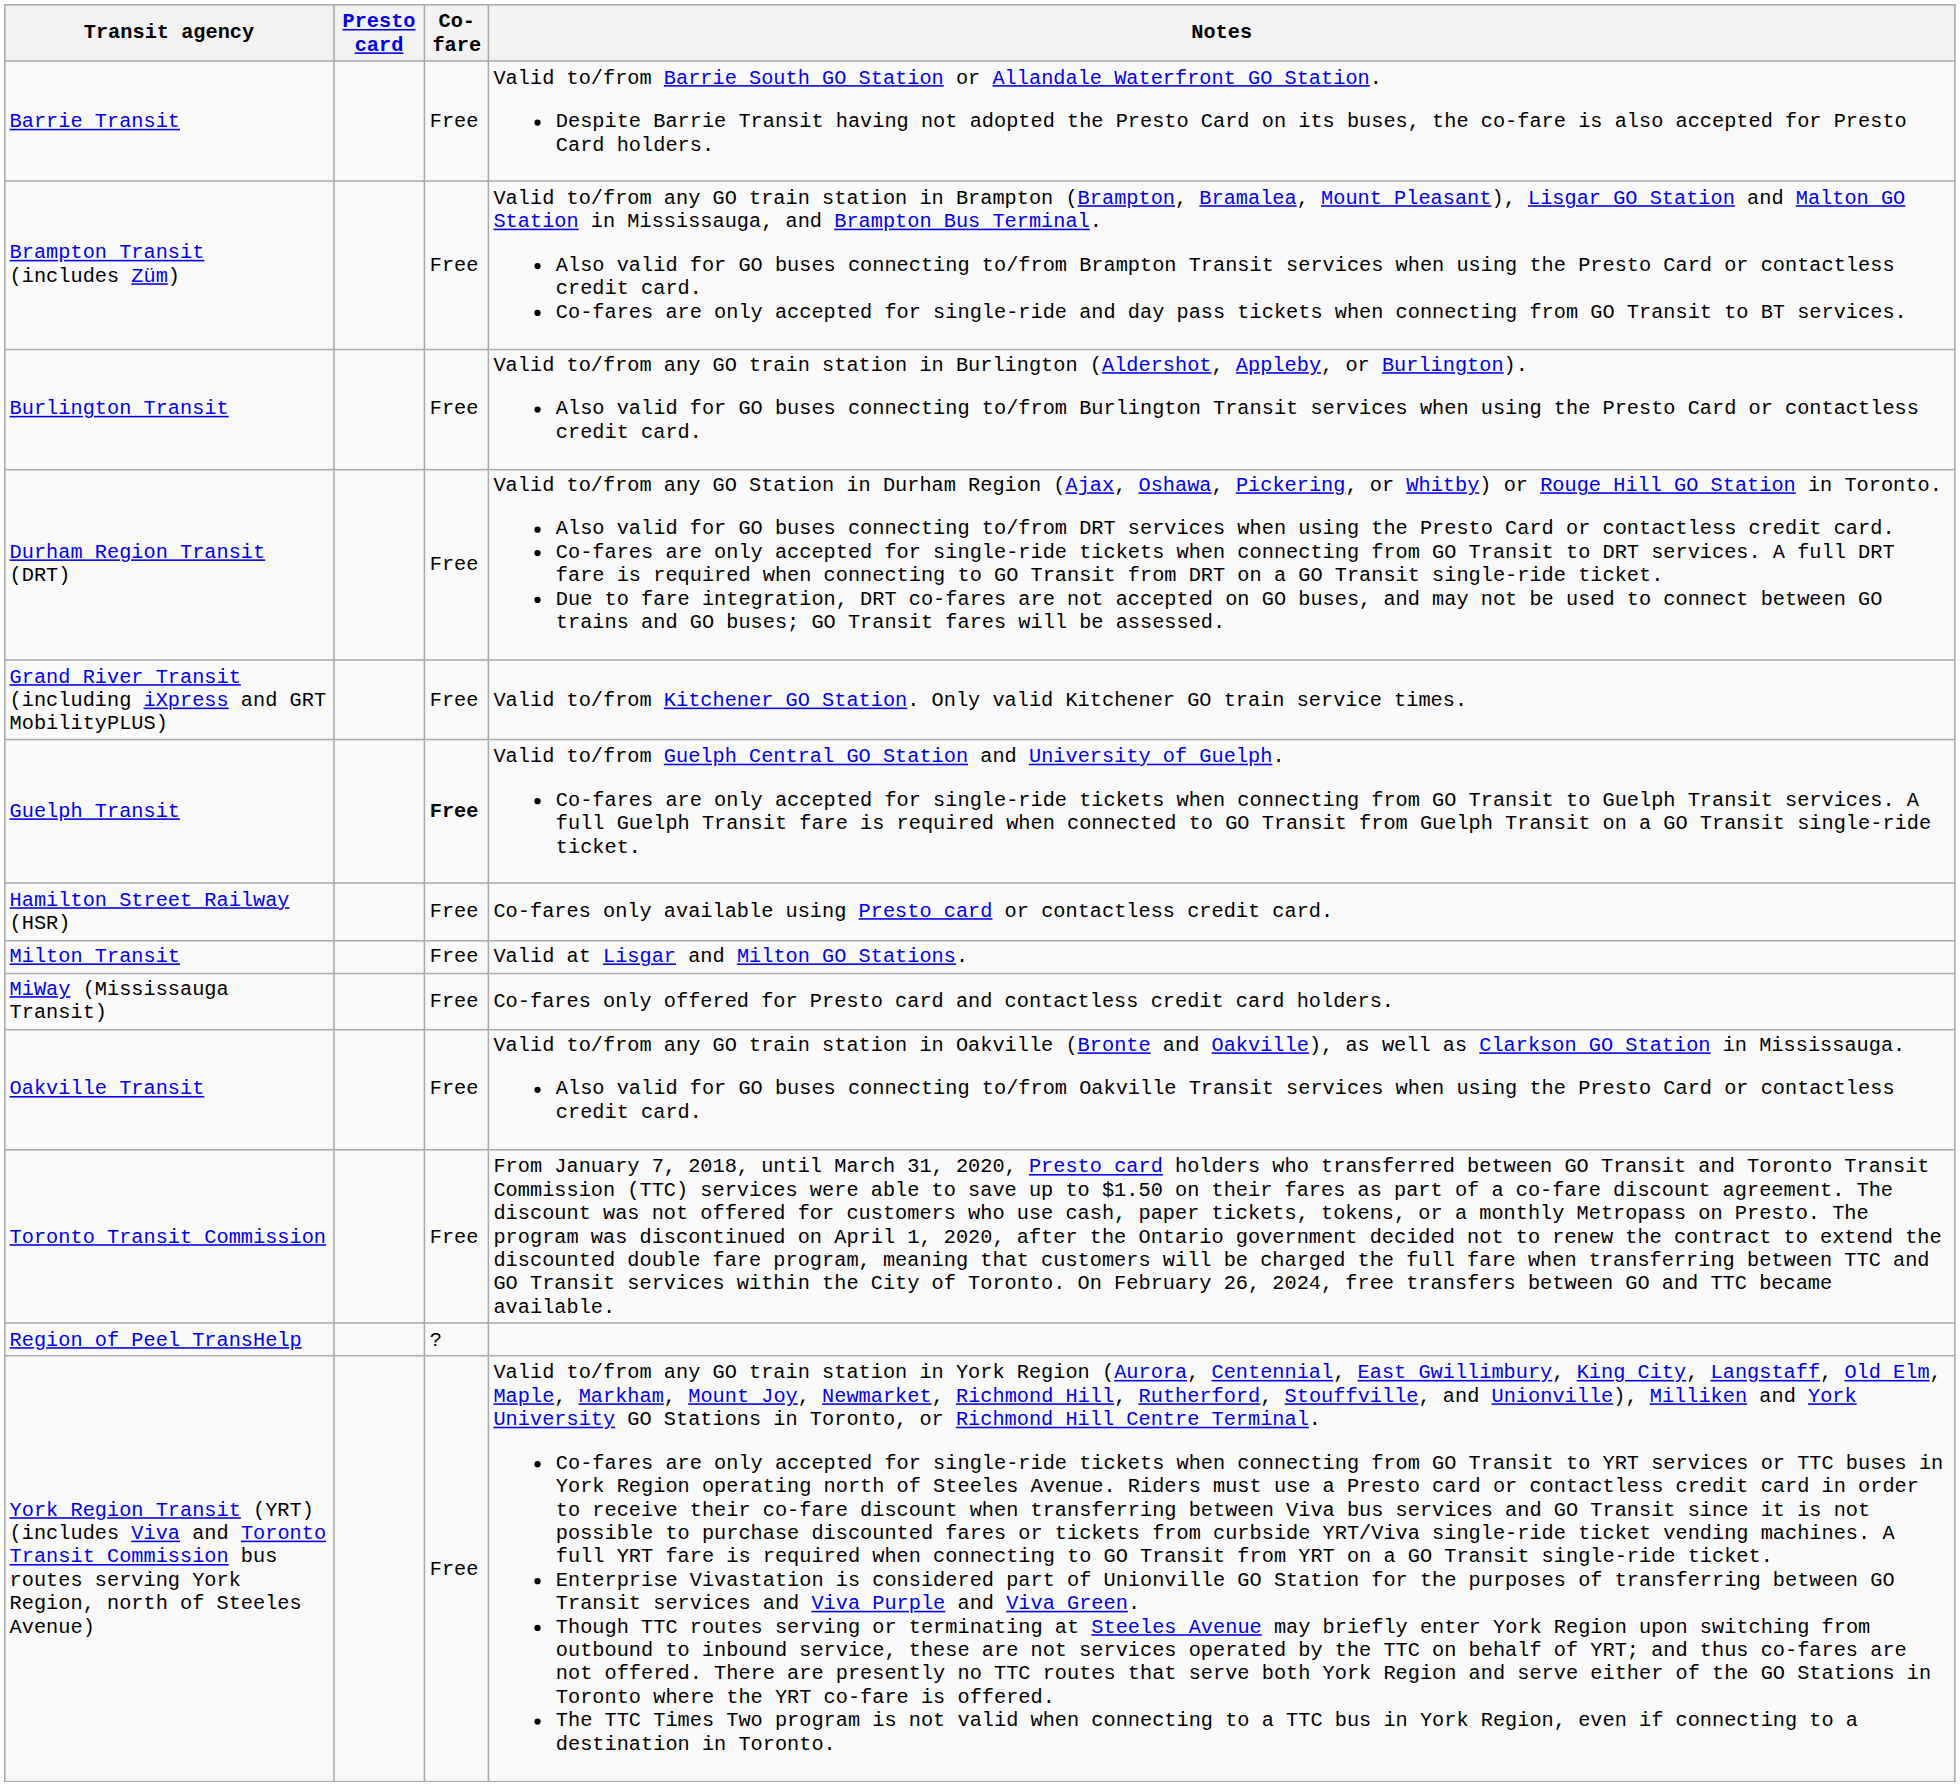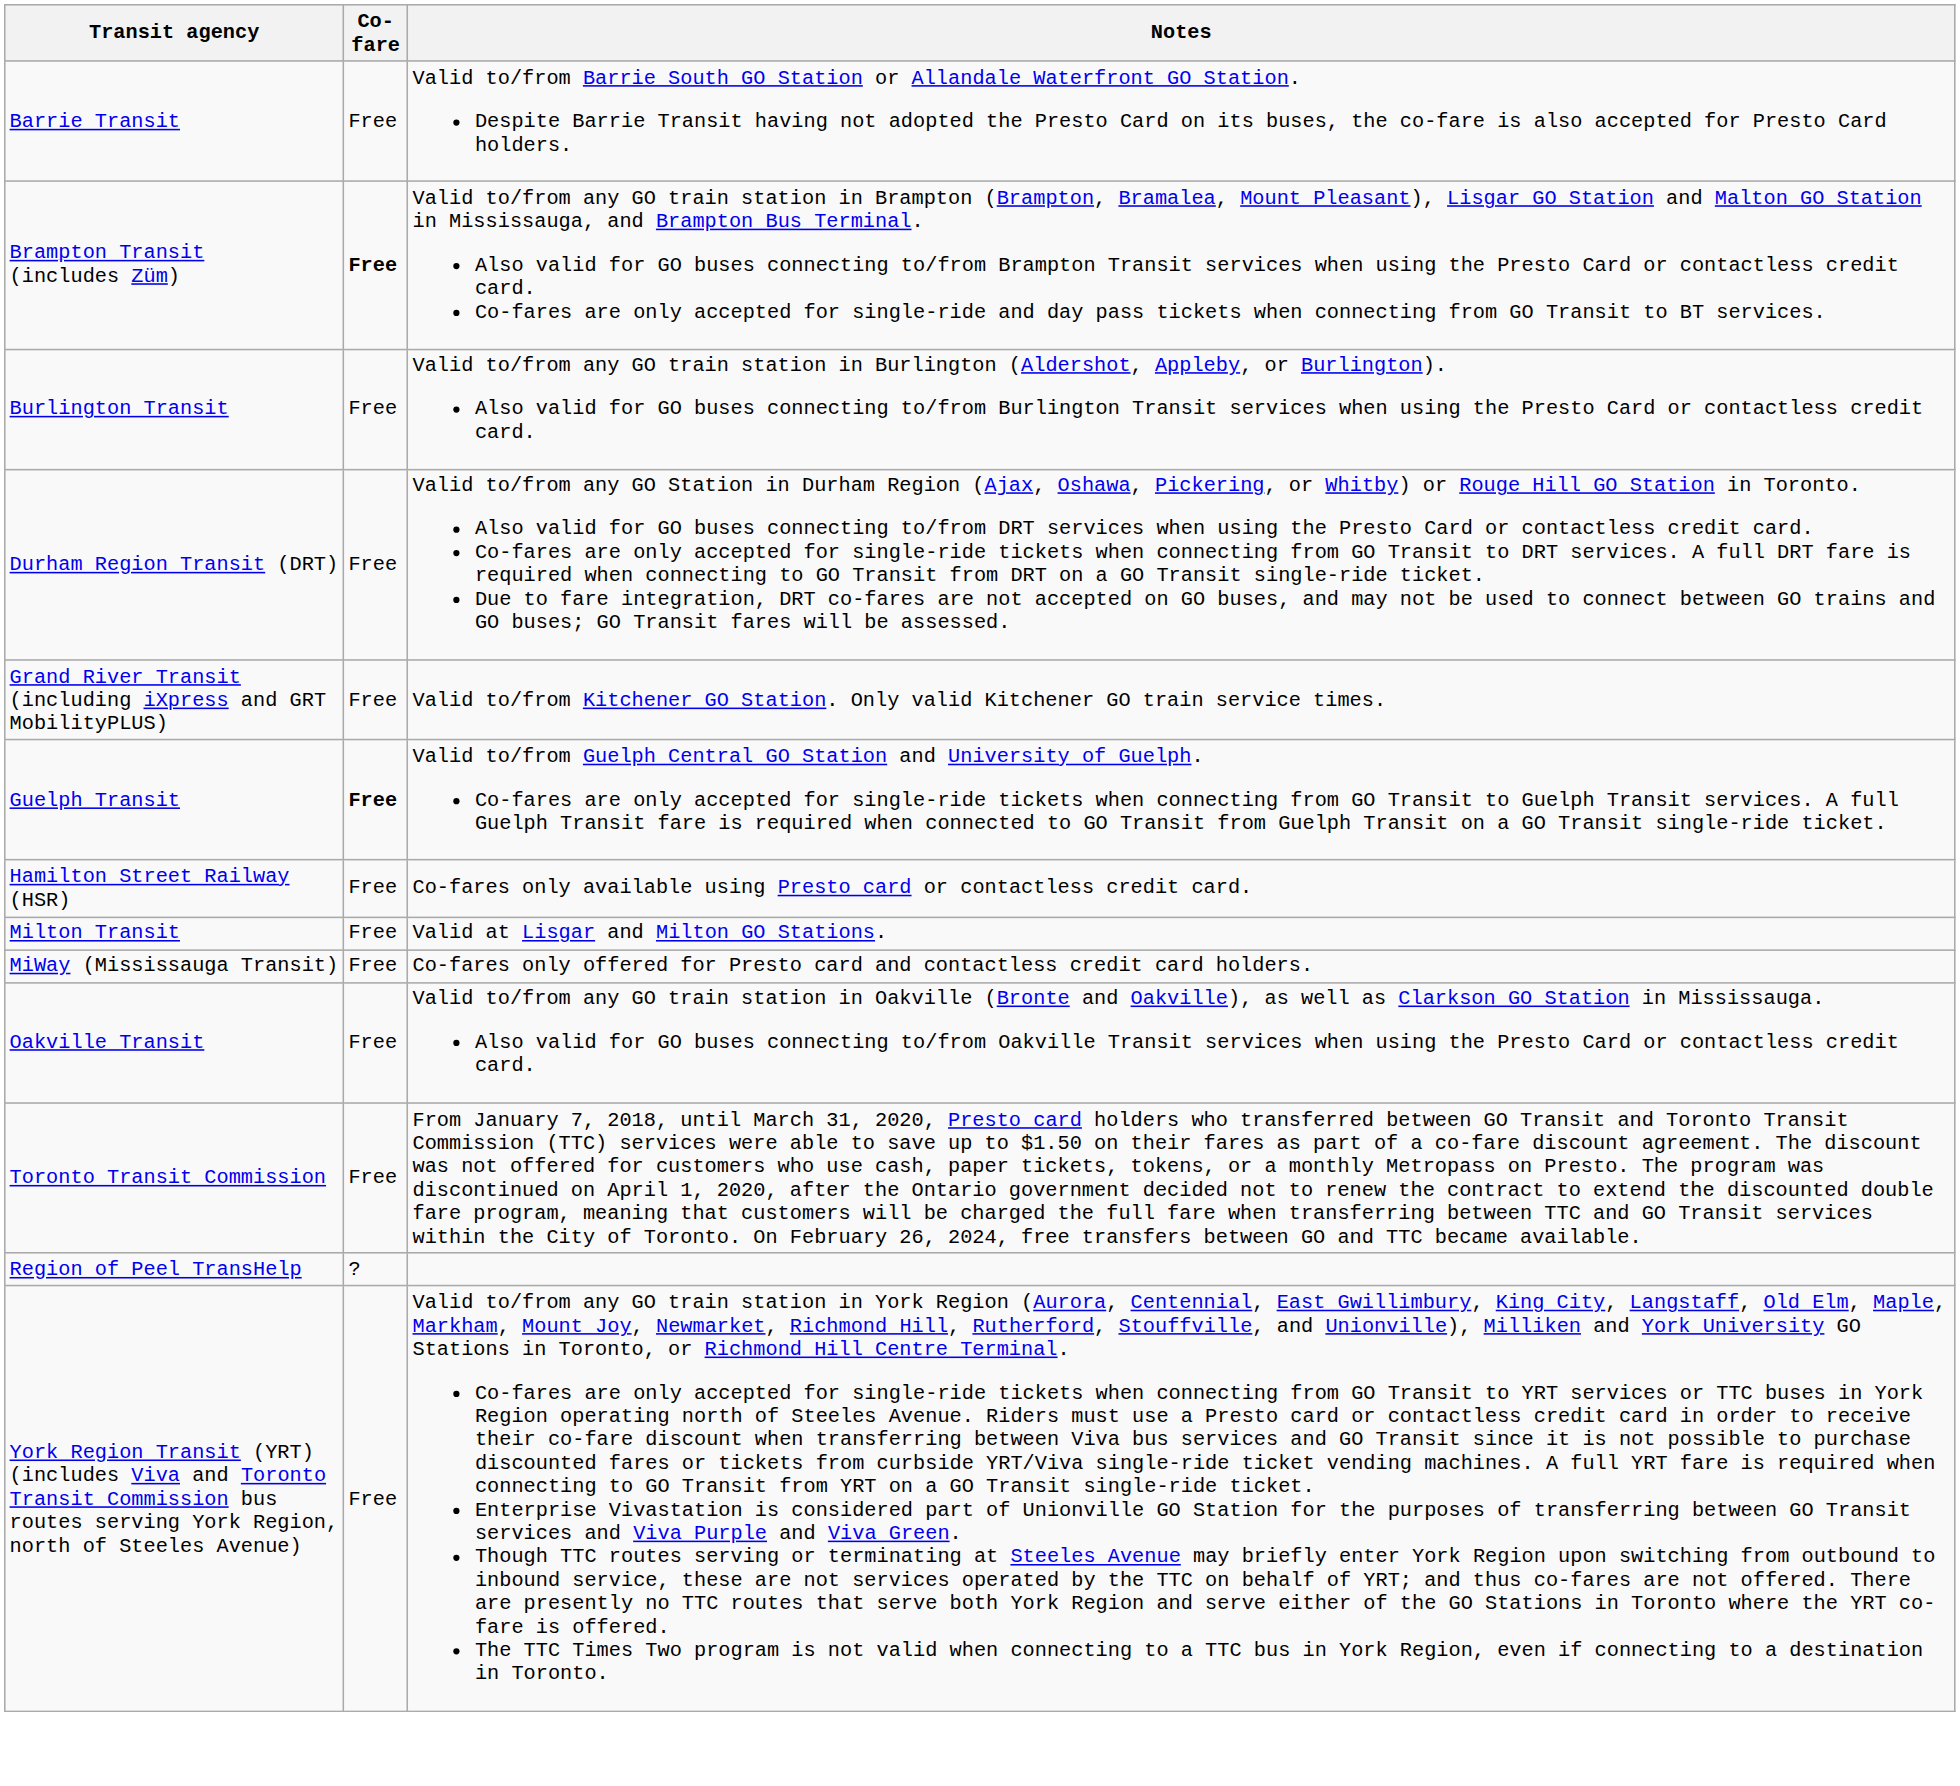- column: (379, 33)
(454, 265) normal -> (373, 265) bold
